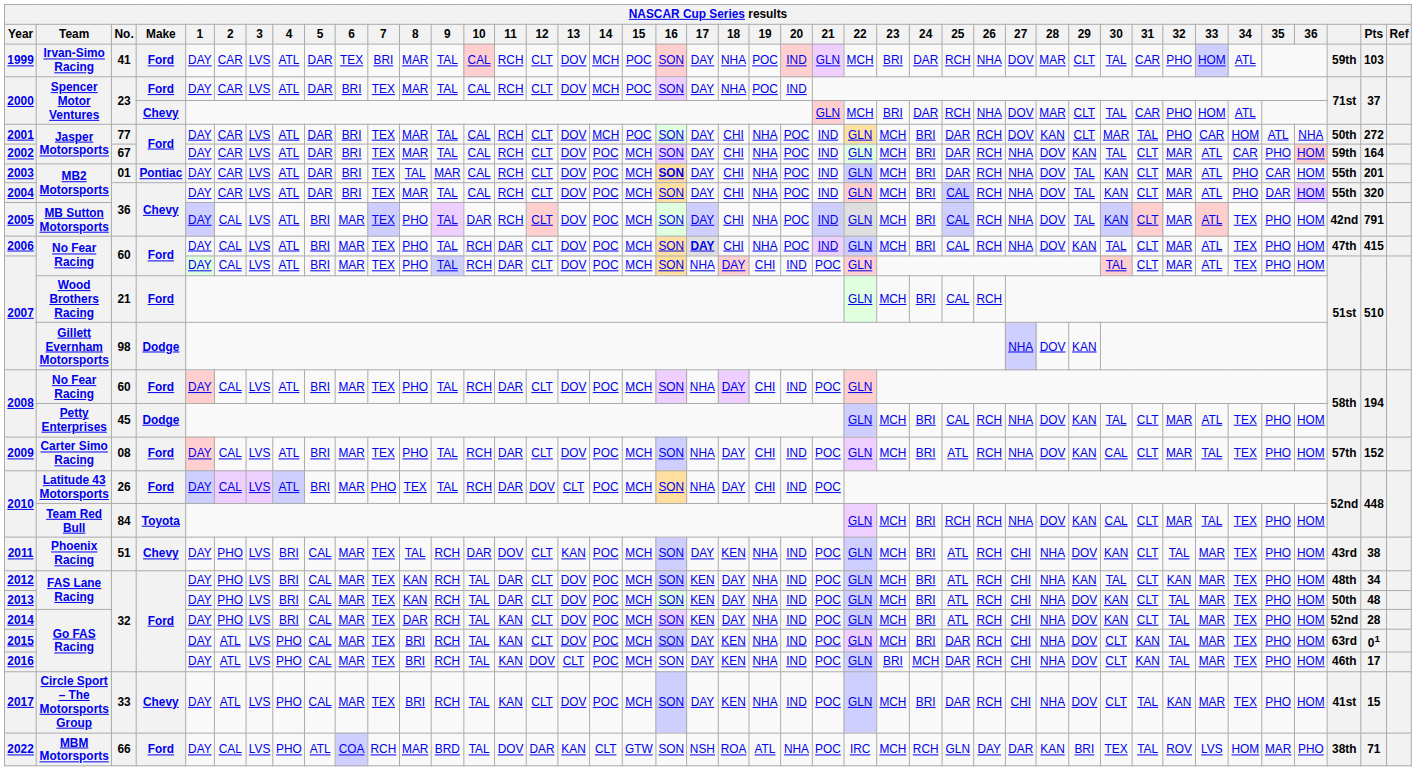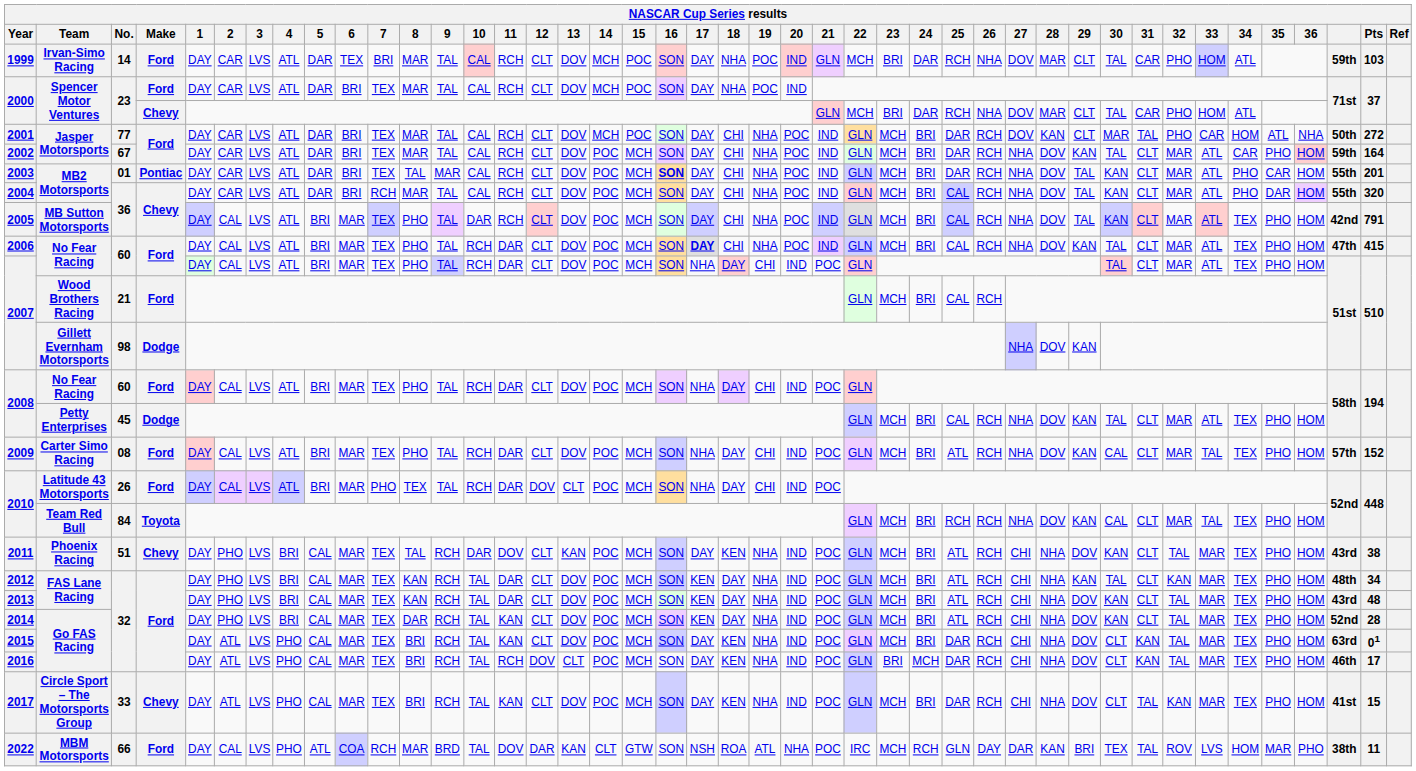(124, 60) 41 -> (124, 60) 14
(383, 193) TEX -> (383, 193) RCH
(1344, 600) 50th -> (1344, 600) 43rd
(511, 662) KAN -> (511, 662) RCH
(1374, 749) 71 -> (1374, 749) 11
